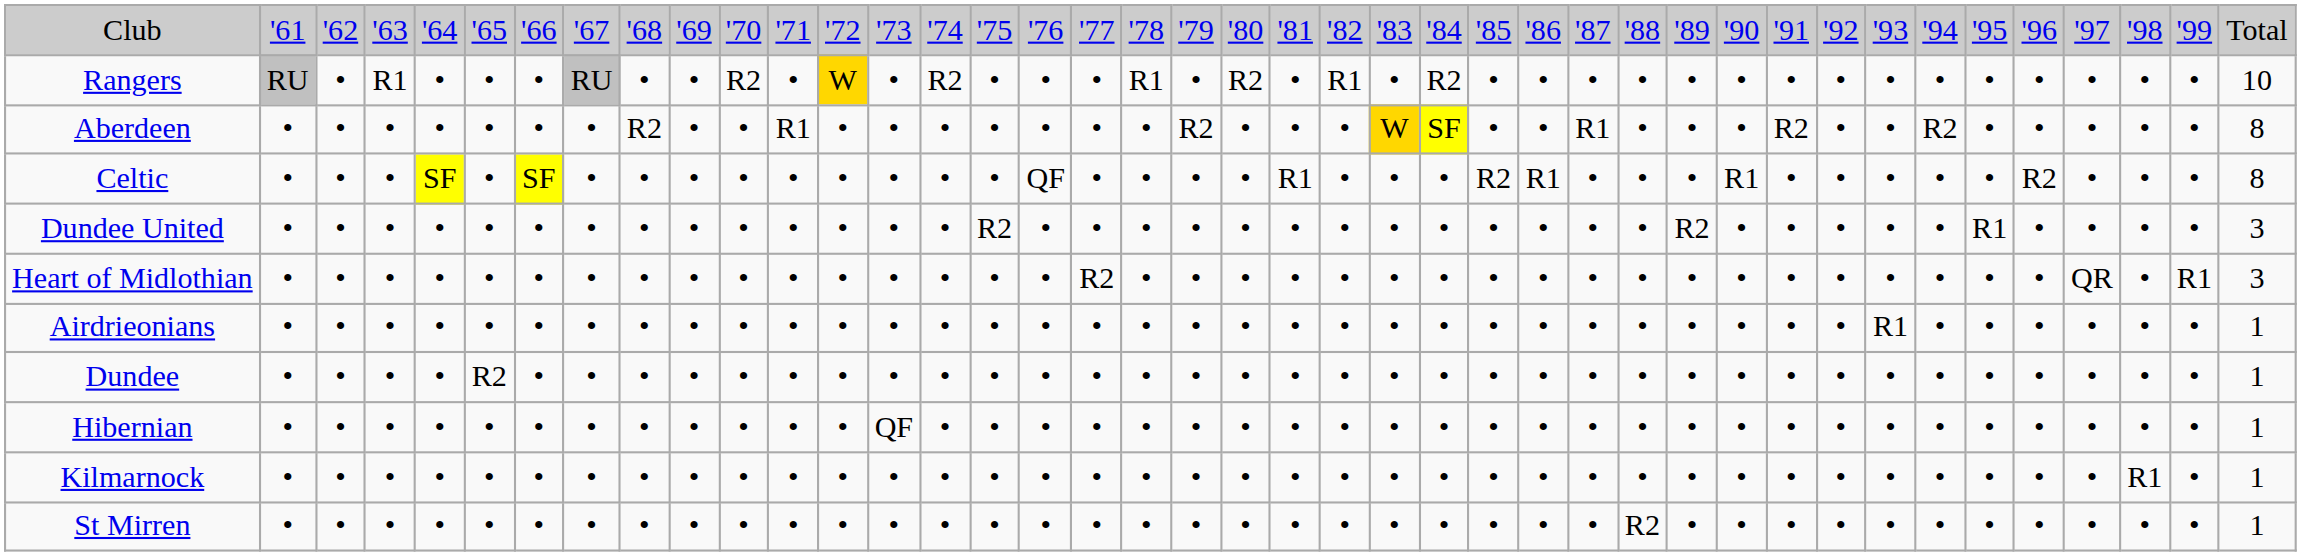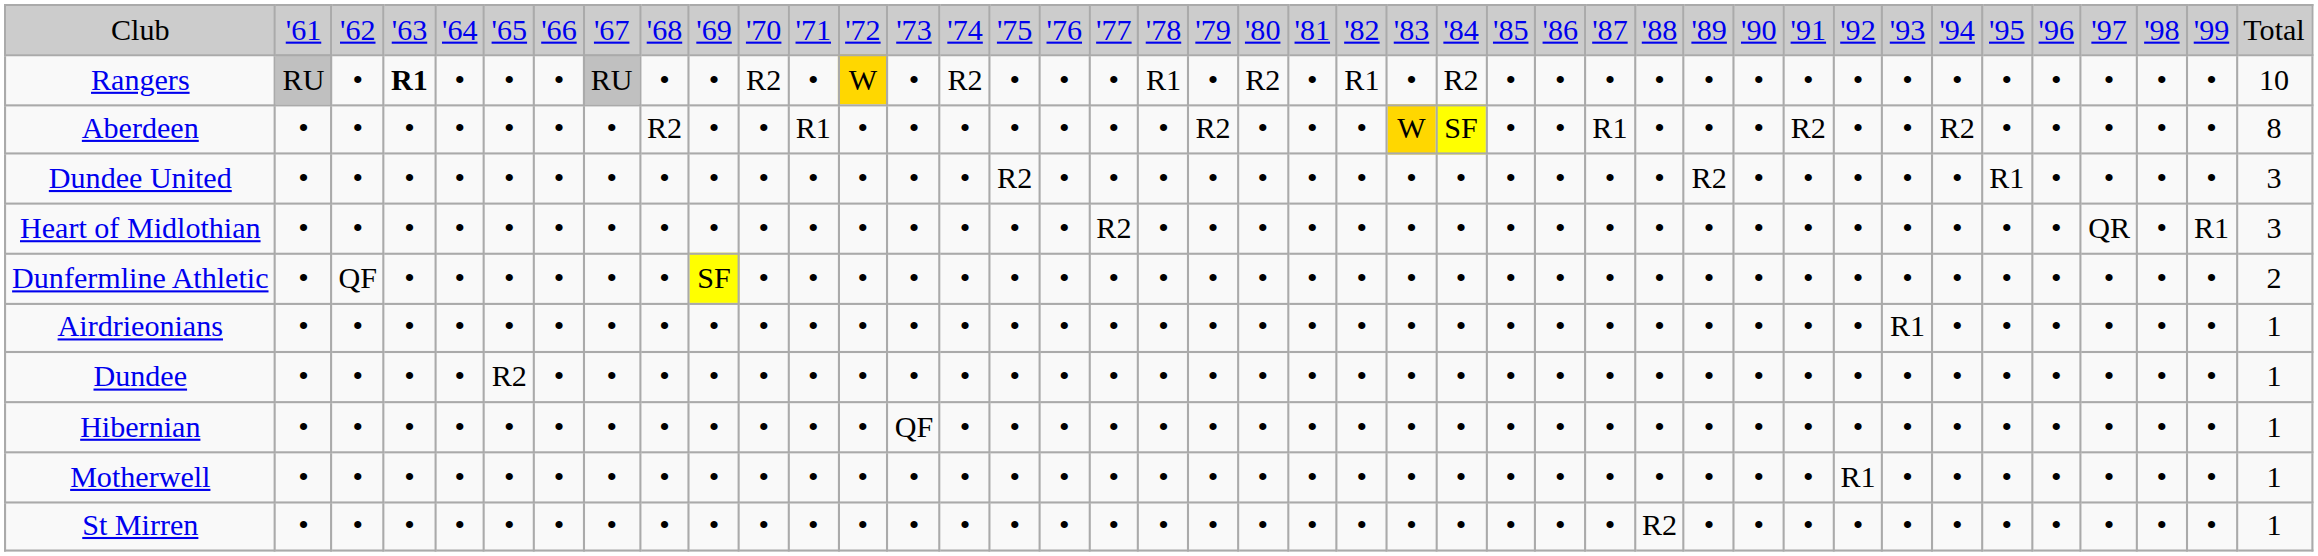(390, 79) normal -> (409, 79) bold
- row: (132, 178)
+ row: (140, 277)
- row: (132, 476)
+ row: (140, 476)
